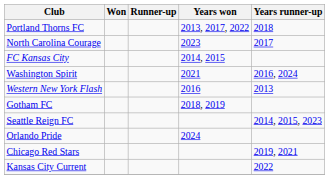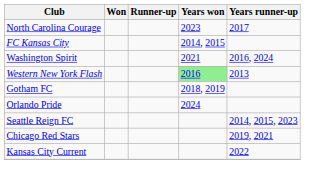- row: (45, 27)
(191, 89) no background -> (191, 74) lightgreen background
rows swapped: (34, 136) <-> (40, 120)
